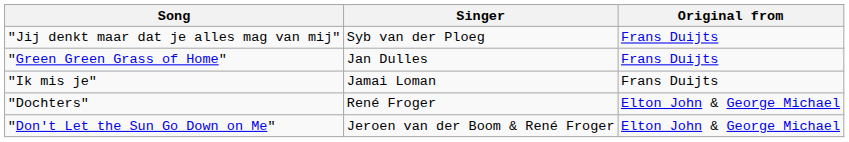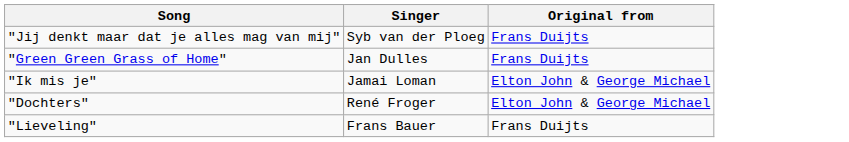(670, 82) Frans Duijts -> (601, 82) Elton John & George Michael
+ row: (52, 126)
- row: (142, 126)
